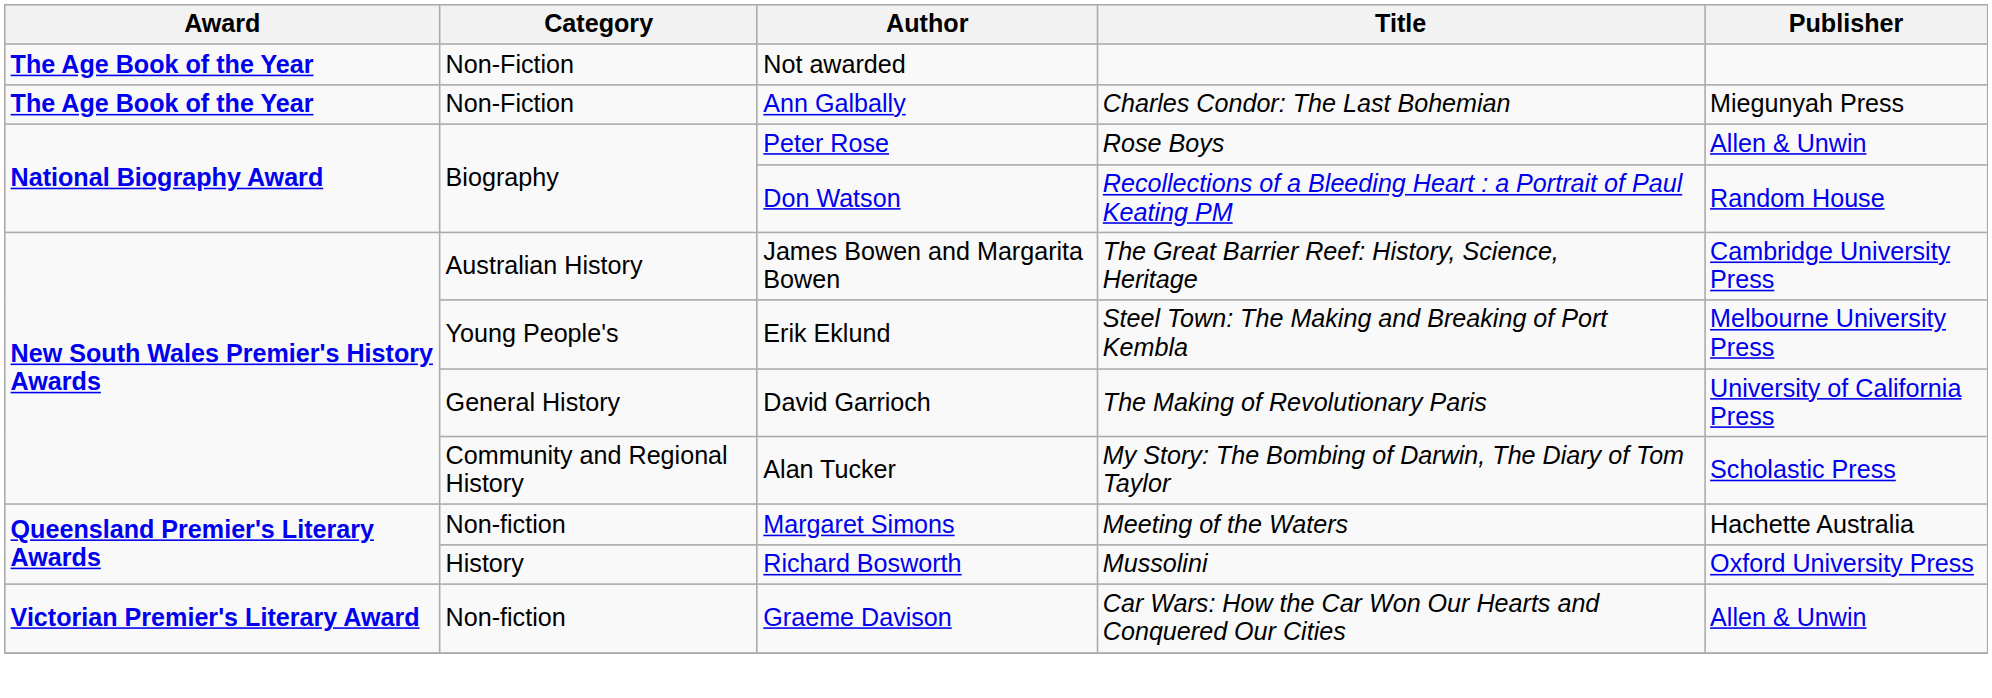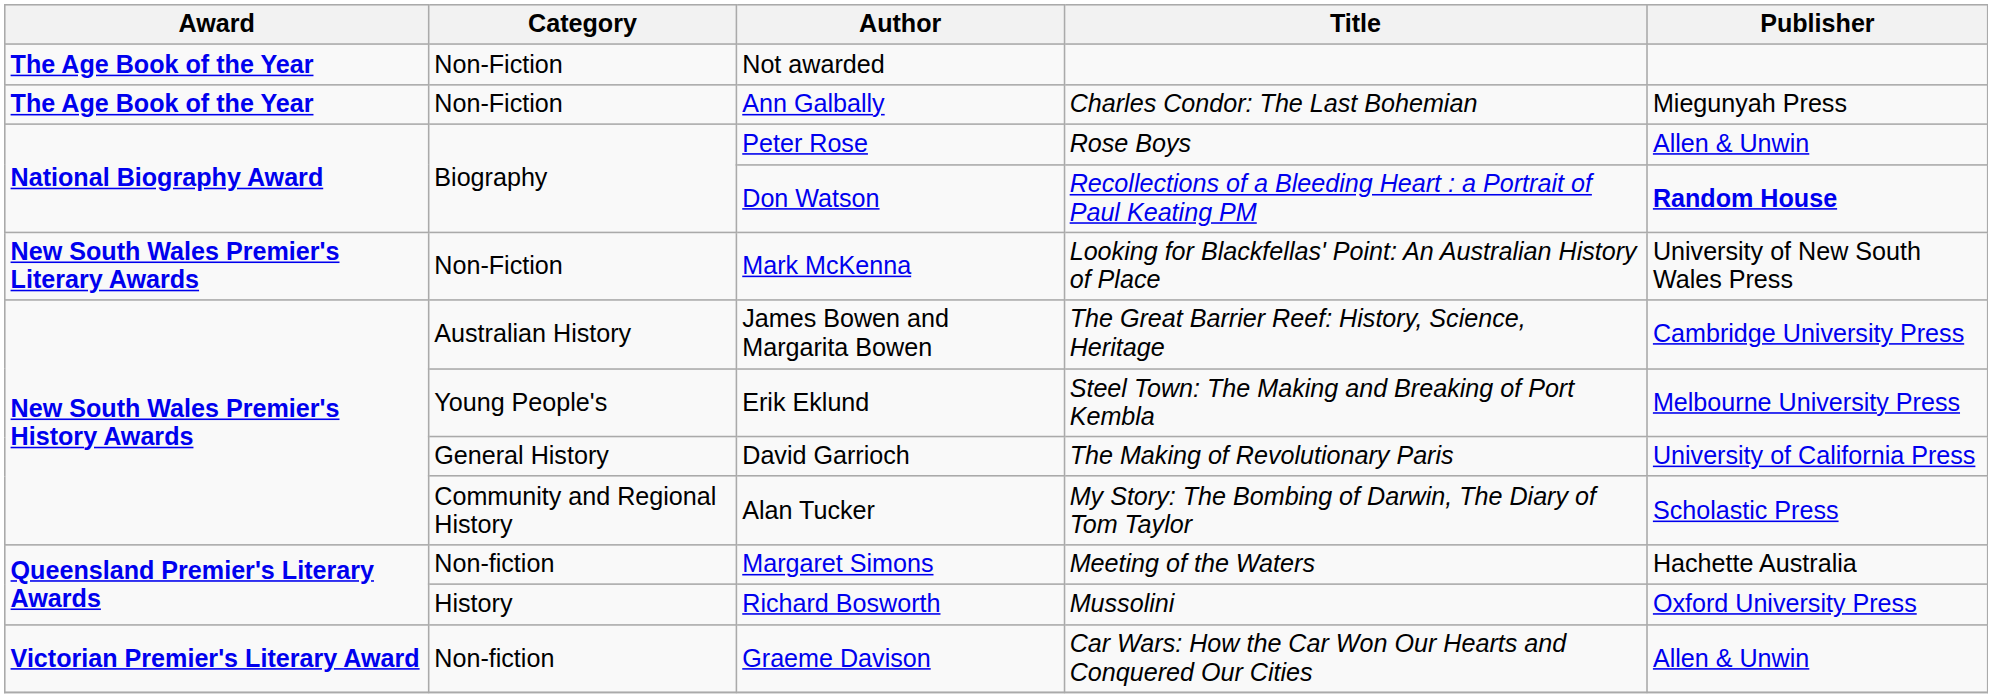(1797, 197) normal -> (1745, 197) bold
+ row: (827, 266)
